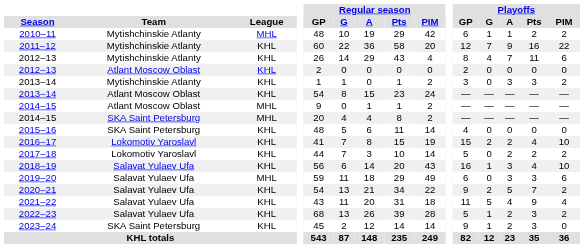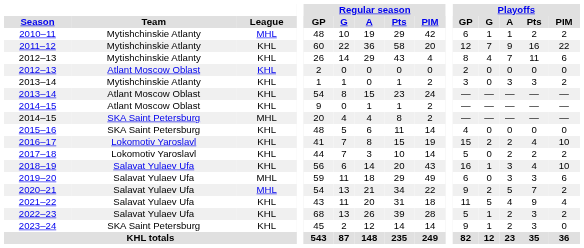(267, 106) MHL -> (267, 106) KHL
(267, 190) KHL -> (267, 190) MHL
